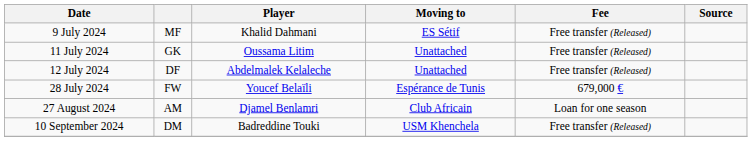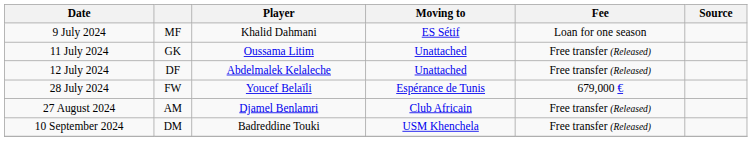(600, 32) Free transfer (Released) -> (600, 32) Loan for one season
(600, 107) Loan for one season -> (600, 107) Free transfer (Released)
